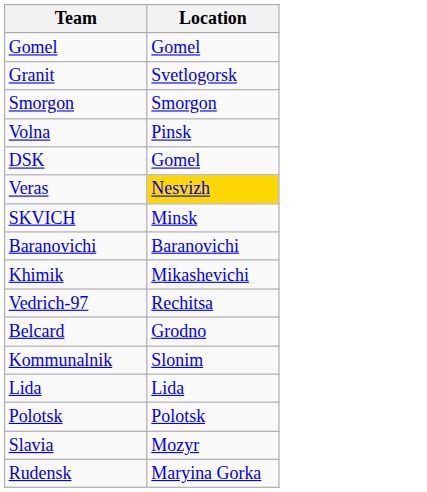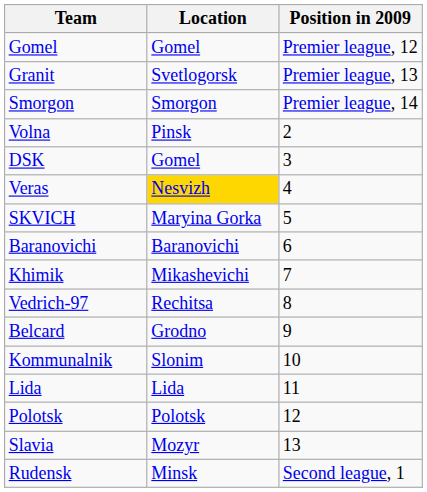+ column: (350, 18)
(174, 217) Minsk -> (206, 217) Maryina Gorka
(206, 473) Maryina Gorka -> (174, 473) Minsk
